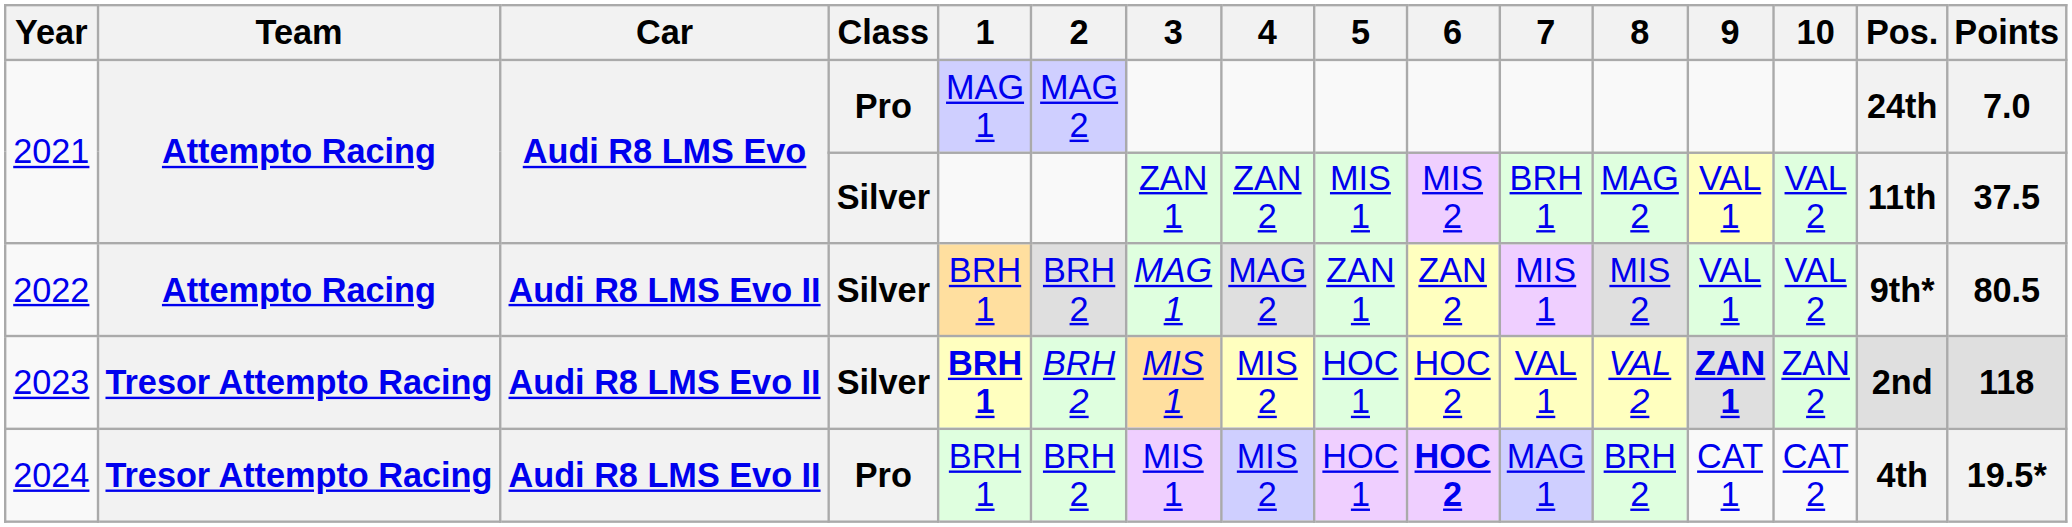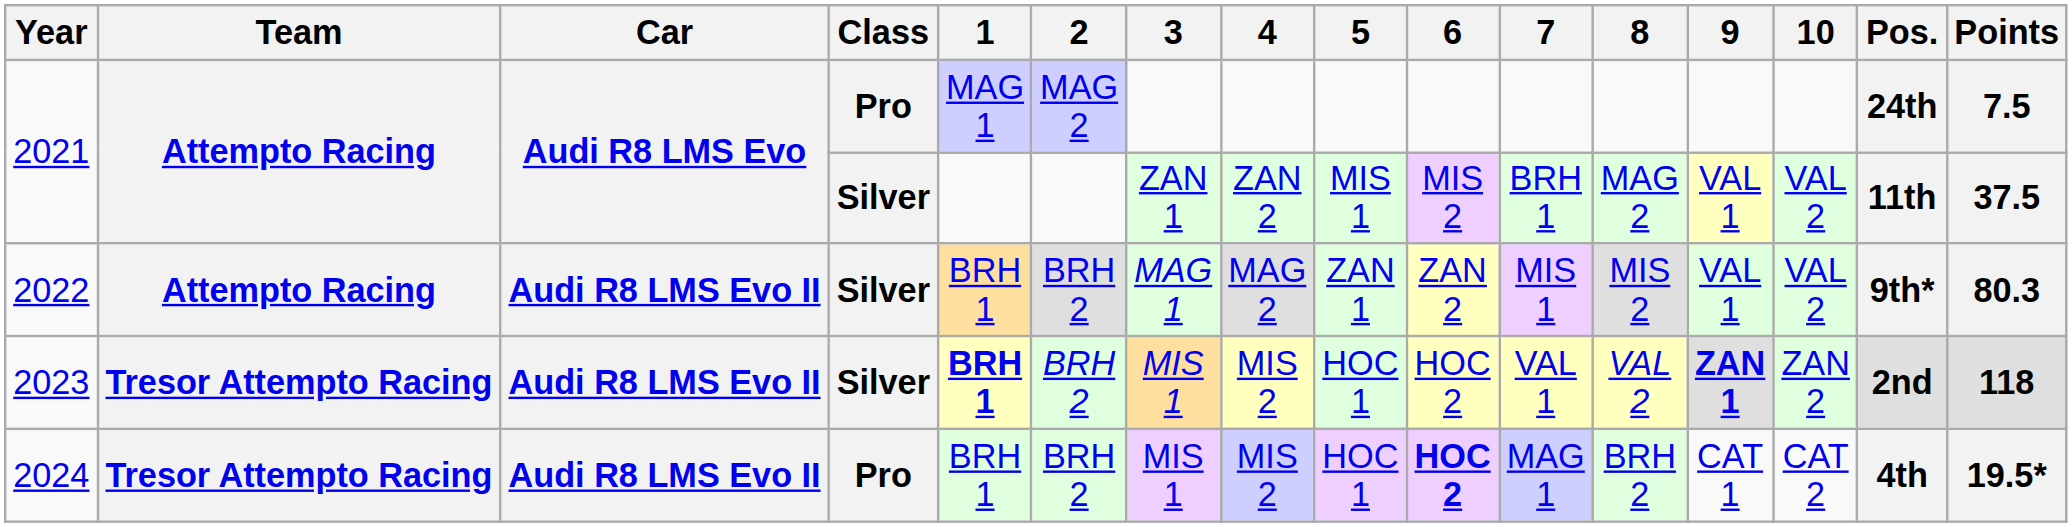(2007, 106) 7.0 -> (2007, 106) 7.5
(2007, 290) 80.5 -> (2007, 290) 80.3
